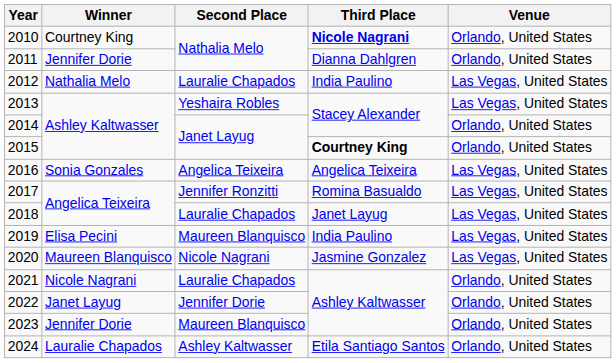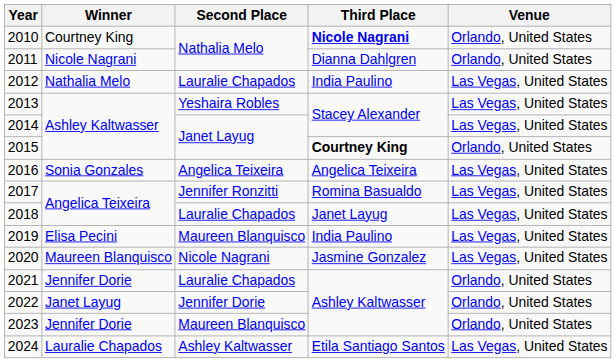(88, 59) Jennifer Dorie -> (91, 59) Nicole Nagrani
(522, 125) Orlando, United States -> (529, 125) Las Vegas, United States
(91, 280) Nicole Nagrani -> (88, 280) Jennifer Dorie
(522, 346) Orlando, United States -> (529, 346) Las Vegas, United States
